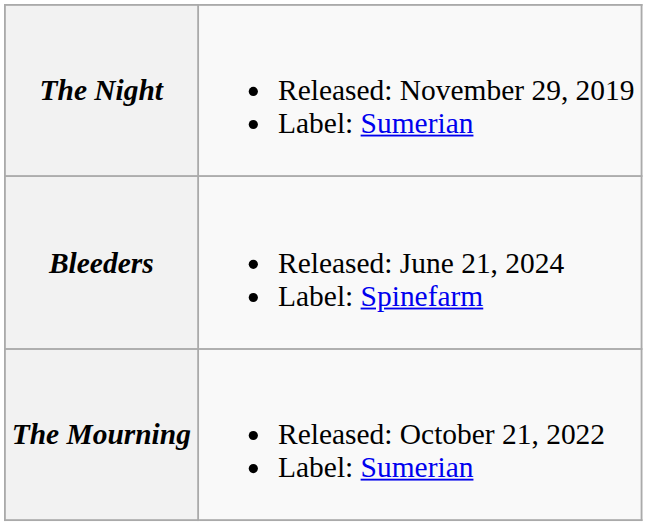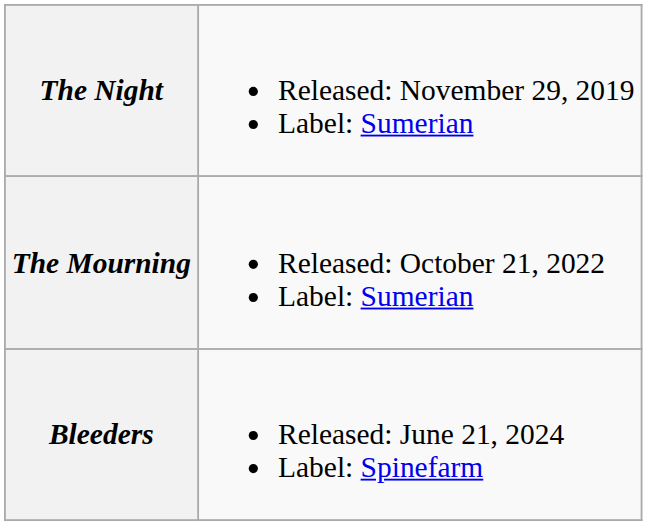rows swapped: (101, 434) <-> (101, 262)
